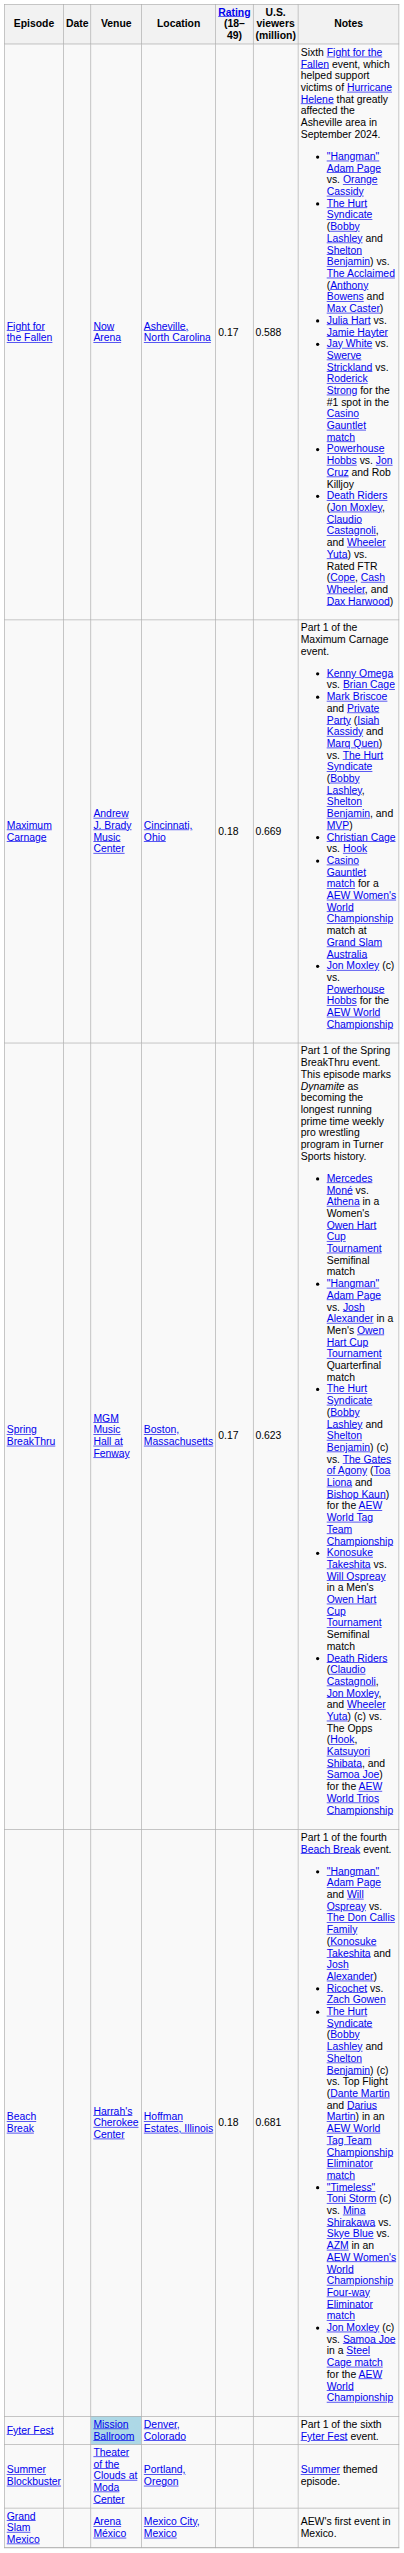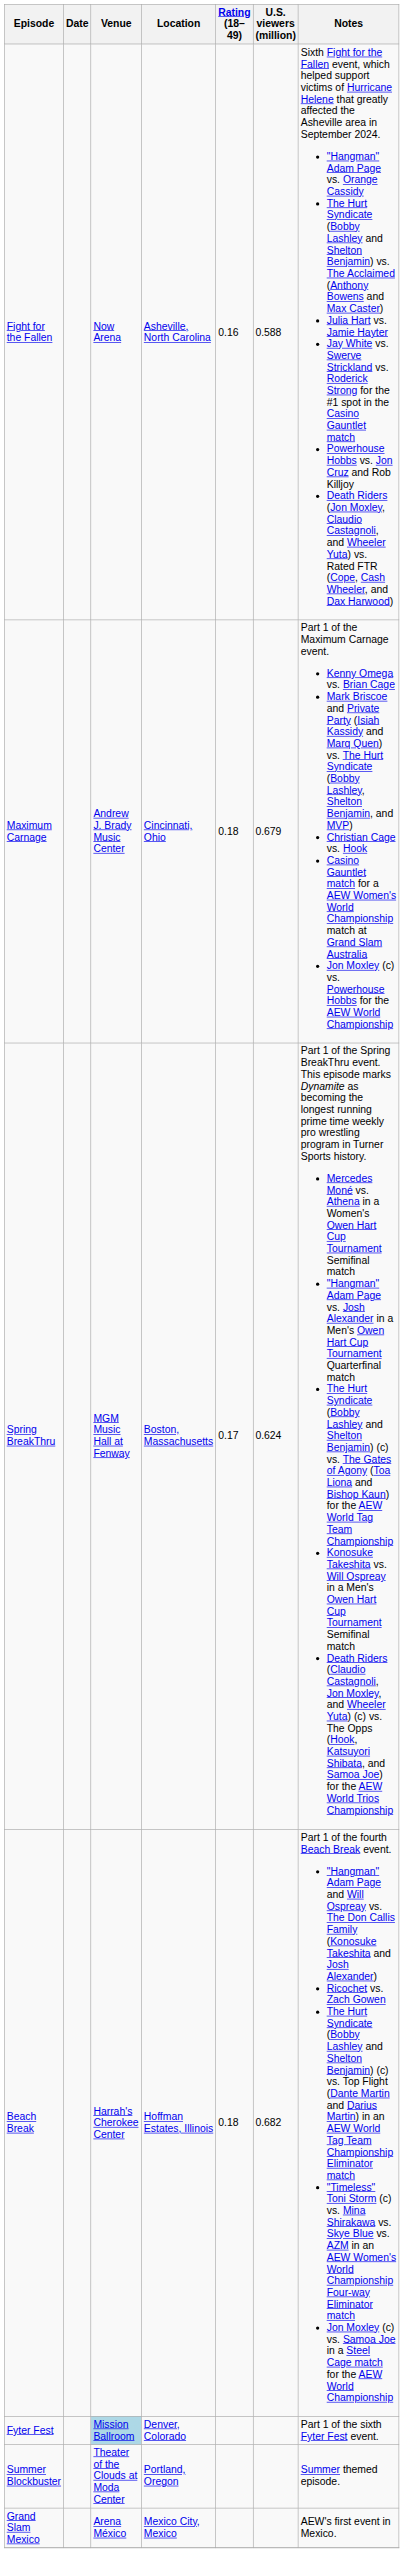(228, 332) 0.17 -> (228, 332) 0.16
(268, 831) 0.669 -> (268, 831) 0.679
(268, 1436) 0.623 -> (268, 1436) 0.624
(268, 2122) 0.681 -> (268, 2122) 0.682
